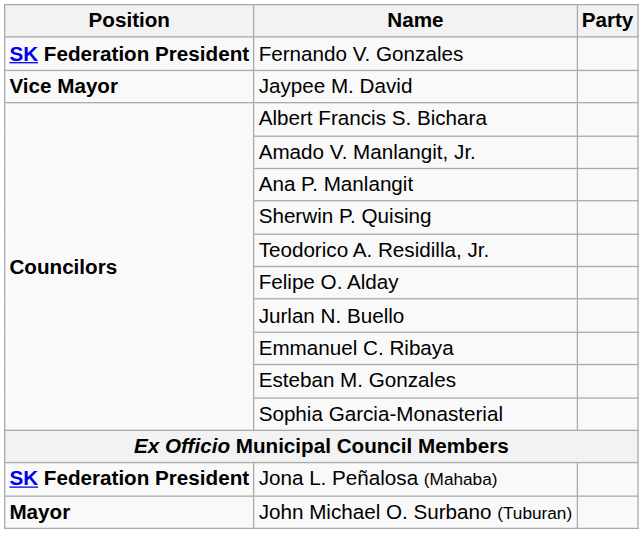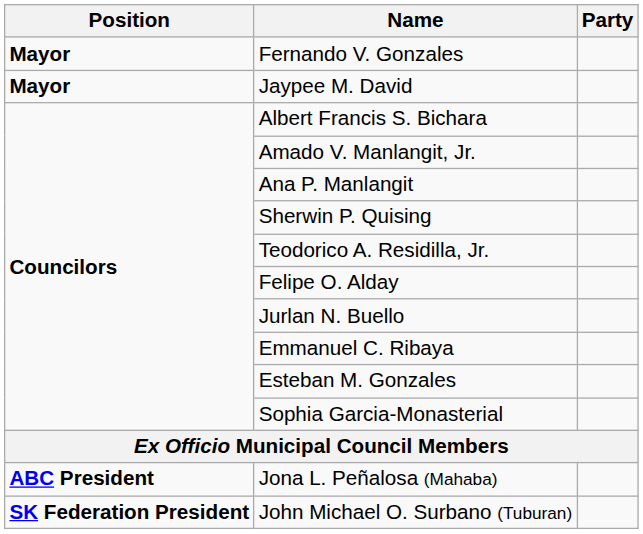(129, 53) SK Federation President -> (40, 53) Mayor
(64, 86) Vice Mayor -> (40, 86) Mayor
(129, 479) SK Federation President -> (82, 479) ABC President
(40, 511) Mayor -> (129, 511) SK Federation President
